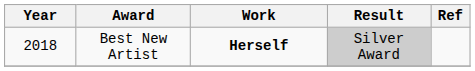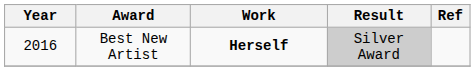(40, 47) 2018 -> (40, 47) 2016
